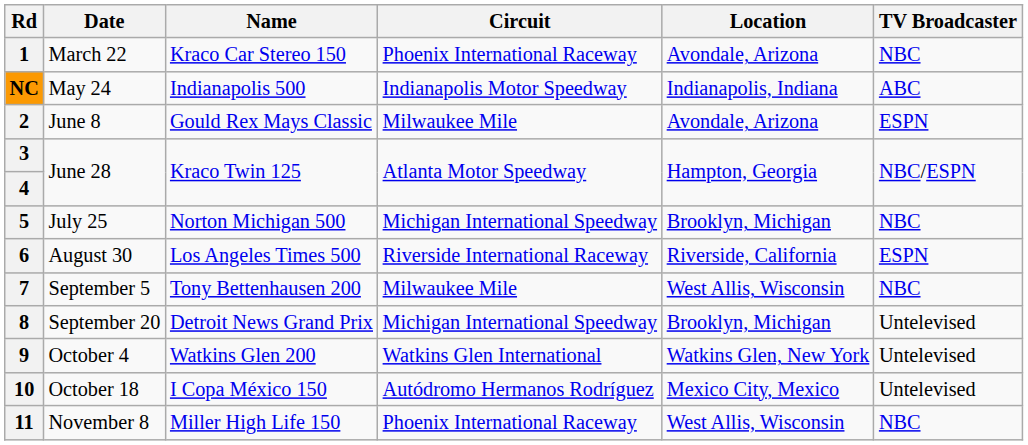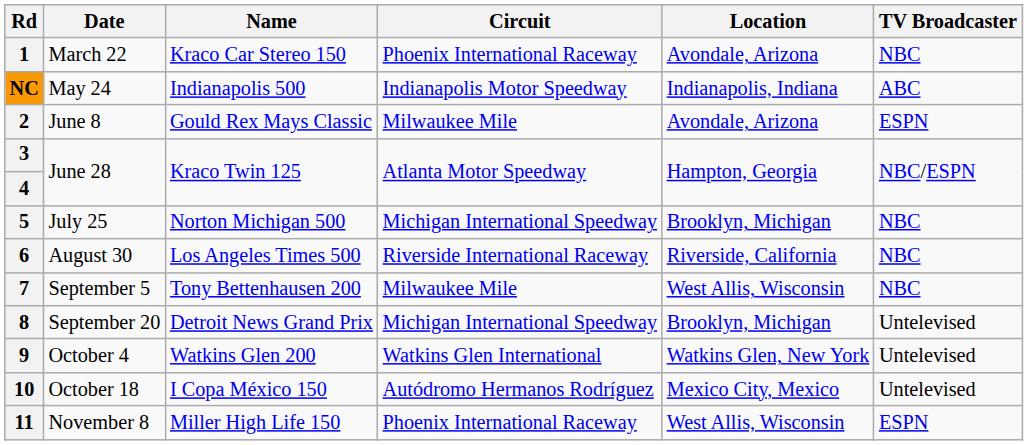(904, 254) ESPN -> (900, 254) NBC
(900, 421) NBC -> (904, 421) ESPN
